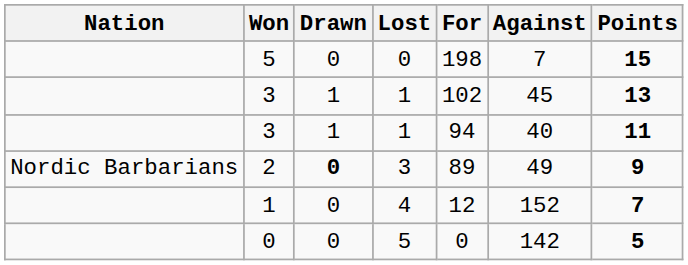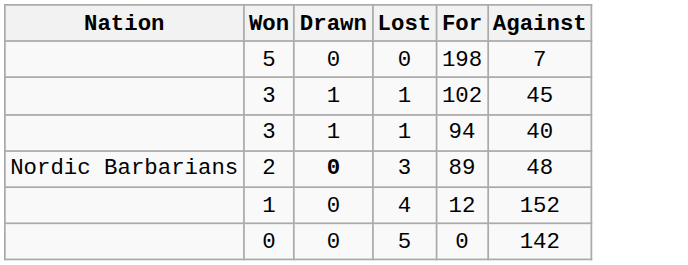- column: (638, 23)
(540, 169) 49 -> (540, 169) 48
